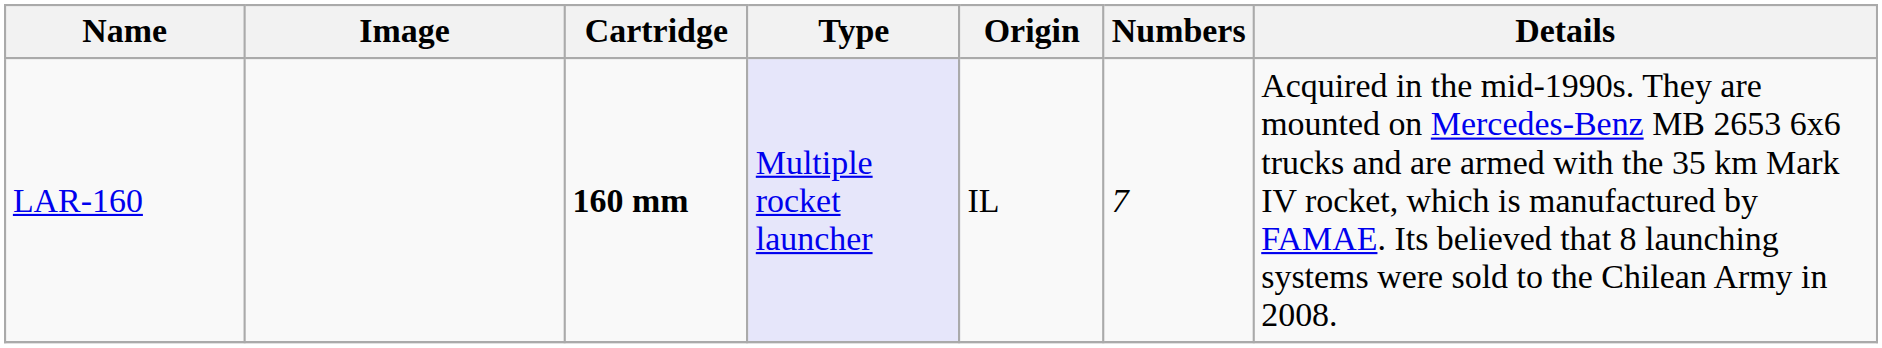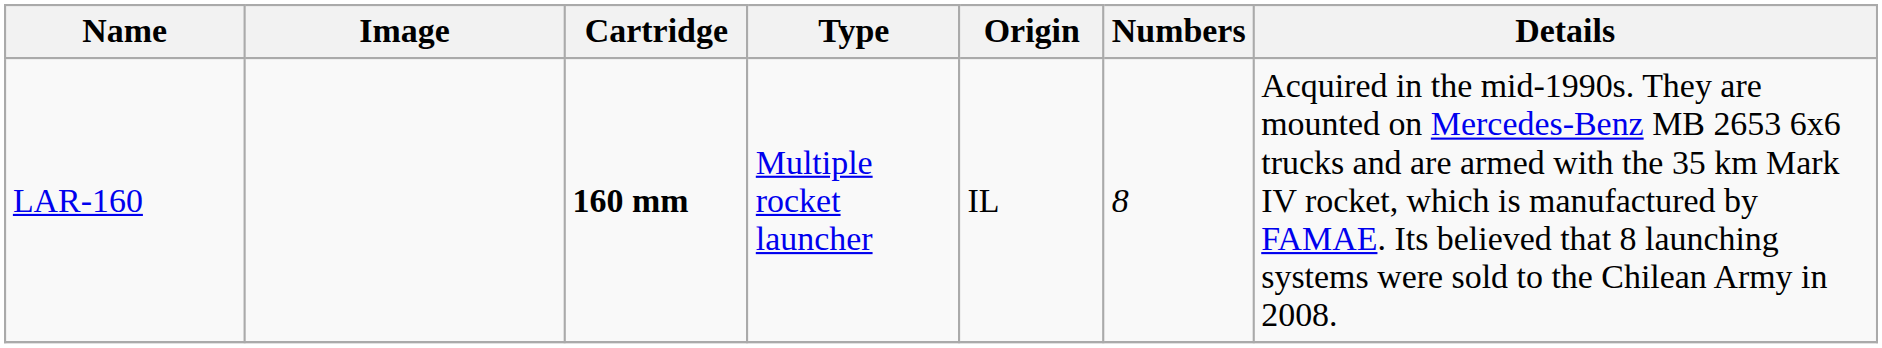(814, 199) lavender background -> (814, 199) no background
(1120, 199) 7 -> (1120, 199) 8
